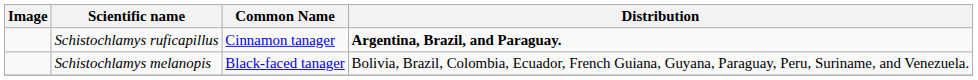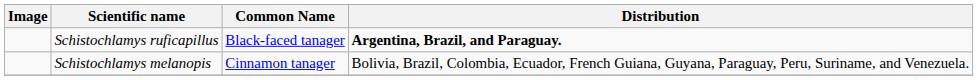(280, 39) Cinnamon tanager -> (285, 39) Black-faced tanager
(285, 63) Black-faced tanager -> (280, 63) Cinnamon tanager
